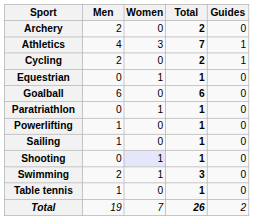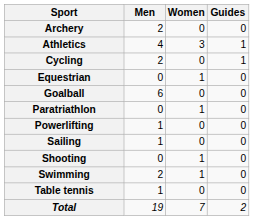- column: (186, 12)
(160, 158) lavender background -> (202, 158) no background
